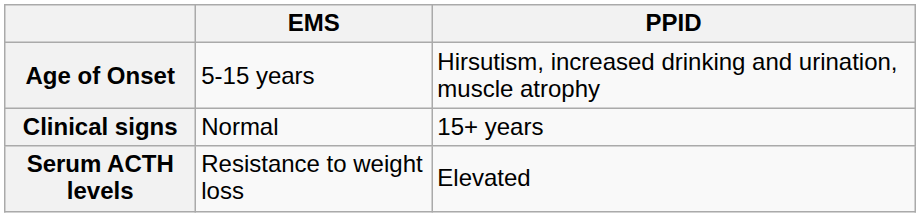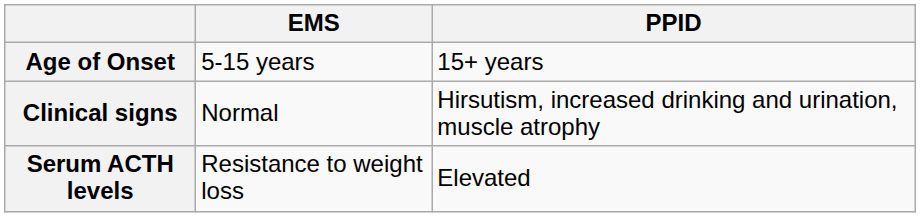(667, 75) Hirsutism, increased drinking and urination, muscle atrophy -> (490, 61) 15+ years
(490, 126) 15+ years -> (667, 113) Hirsutism, increased drinking and urination, muscle atrophy
